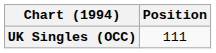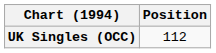(175, 37) 111 -> (175, 37) 112
